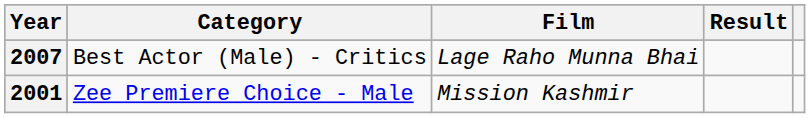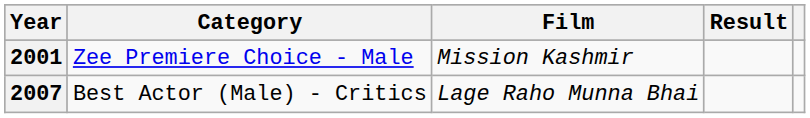rows swapped: (36, 94) <-> (36, 58)
